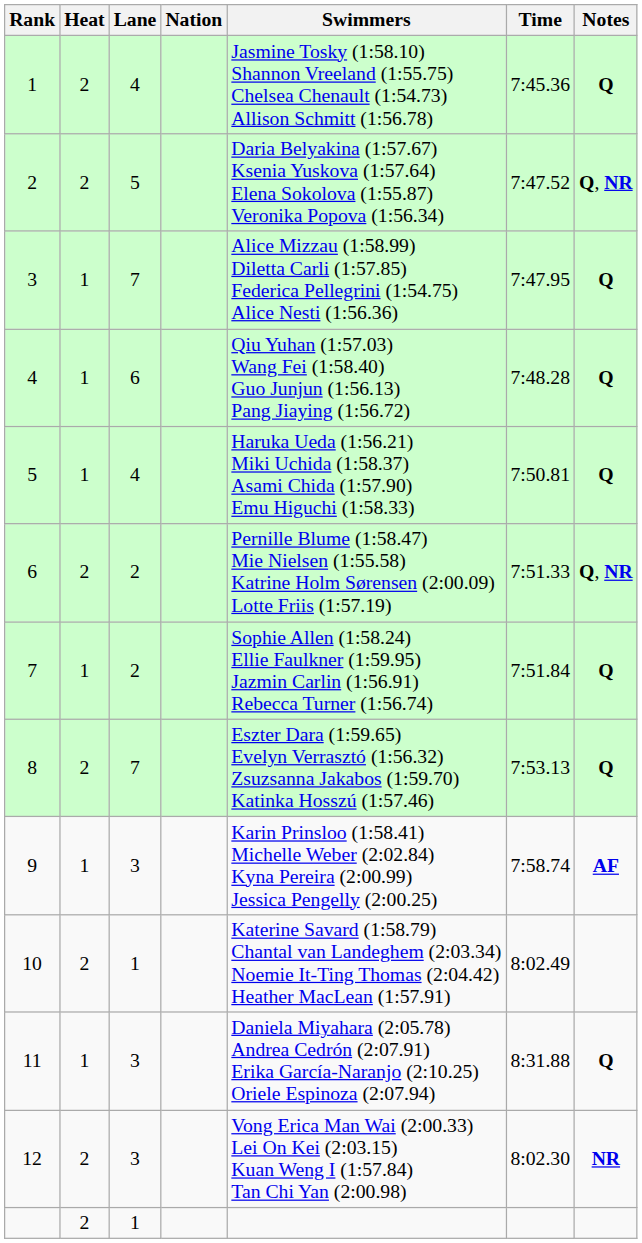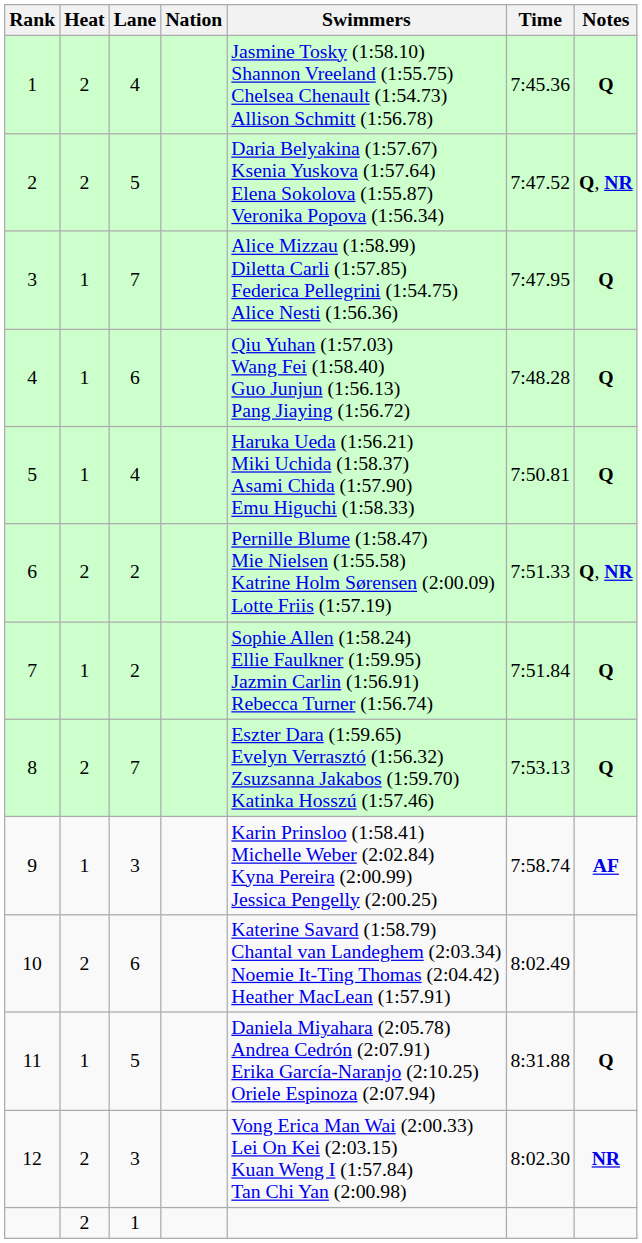(135, 963) 1 -> (135, 963) 6
(135, 1060) 3 -> (135, 1060) 5
